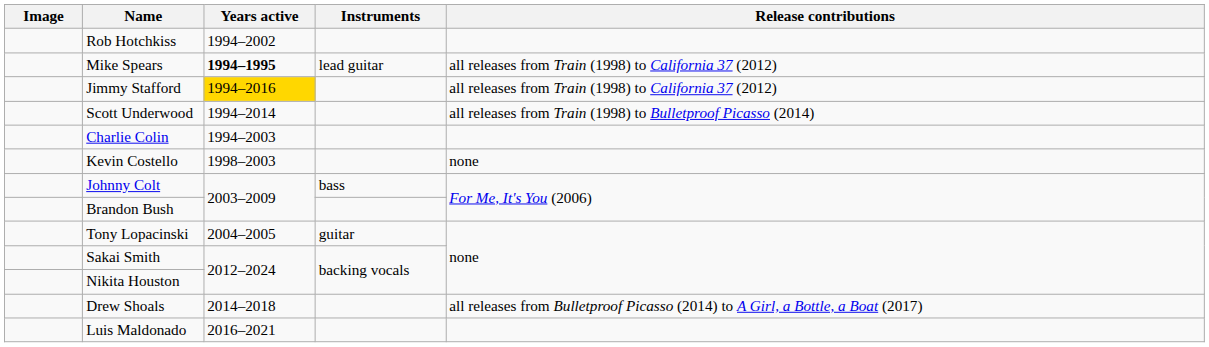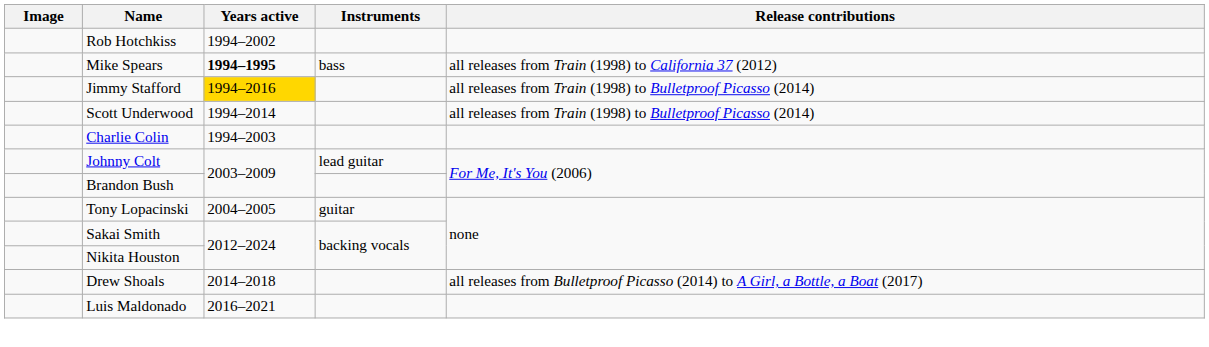(351, 64) lead guitar -> (332, 64) bass
(613, 88) all releases from Train (1998) to California 37 (2012) -> (632, 88) all releases from Train (1998) to Bulletproof Picasso (2014)
- row: (132, 161)
(332, 185) bass -> (351, 161) lead guitar
